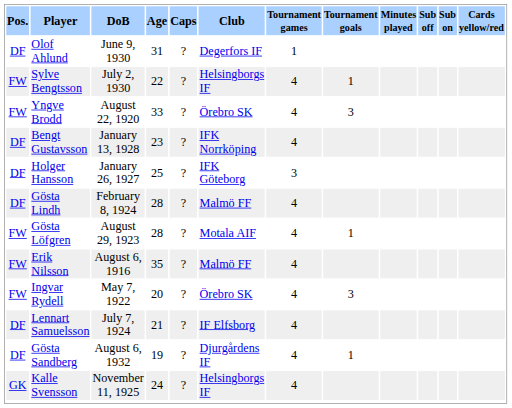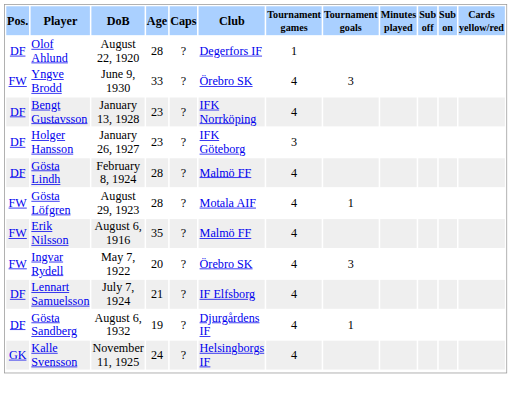(118, 51) June 9, 1930 -> (118, 51) August 22, 1920
(157, 51) 31 -> (157, 51) 28
- row: (57, 81)
(118, 112) August 22, 1920 -> (118, 81) June 9, 1930
(157, 172) 25 -> (157, 142) 23
